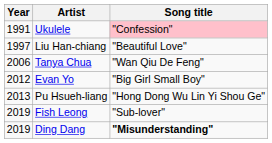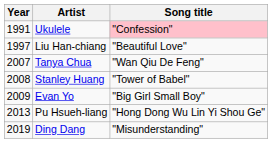(19, 63) 2006 -> (19, 63) 2007
+ row: (70, 79)
(19, 79) 2012 -> (19, 96) 2009
- row: (61, 113)
(163, 130) bold -> (158, 130) normal
